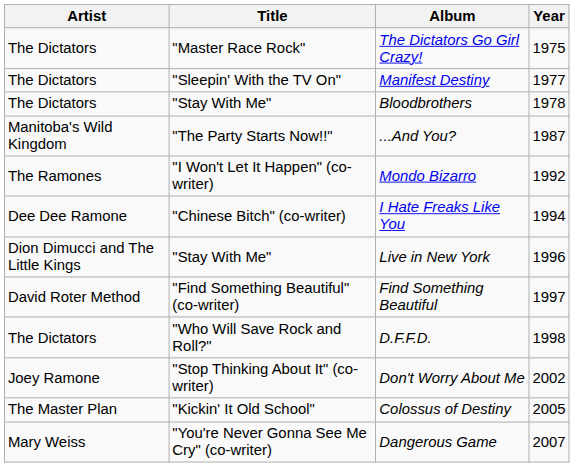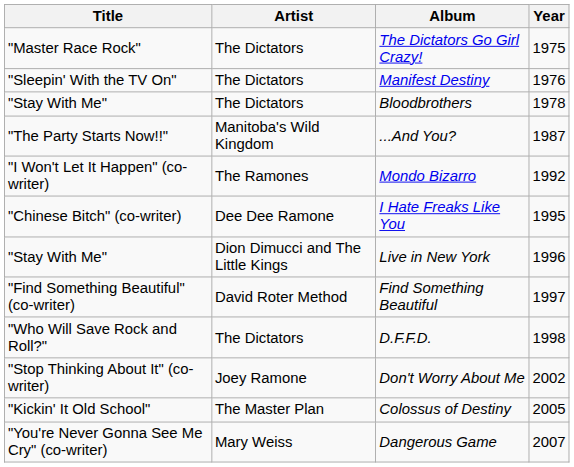columns swapped: (272, 16) <-> (87, 16)
(549, 80) 1977 -> (549, 80) 1976
(549, 216) 1994 -> (549, 216) 1995
